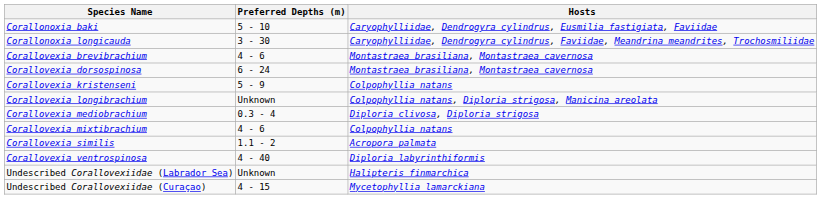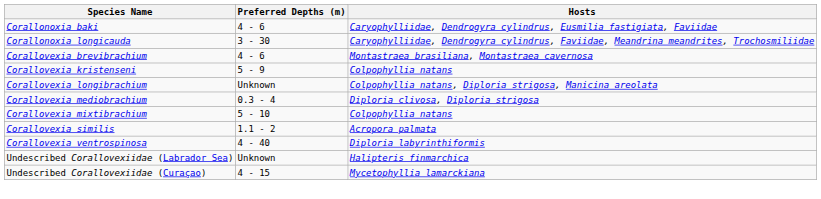(254, 26) 5 - 10 -> (251, 26) 4 - 6
- row: (74, 70)
(251, 129) 4 - 6 -> (254, 114) 5 - 10
